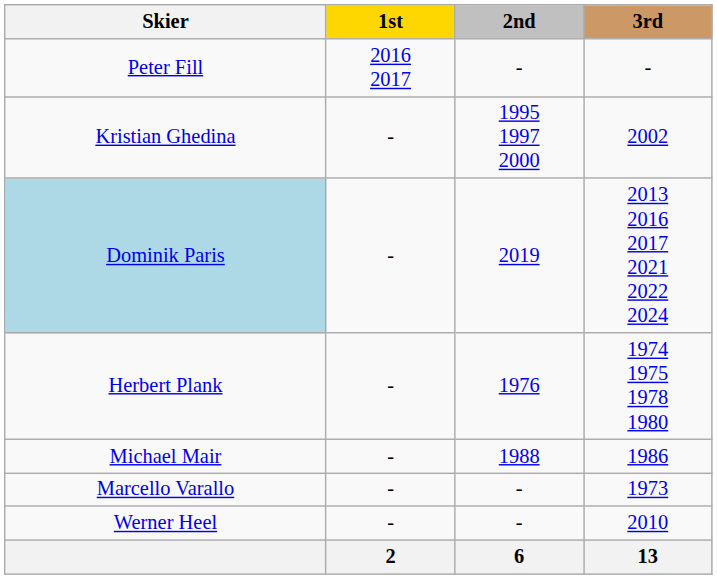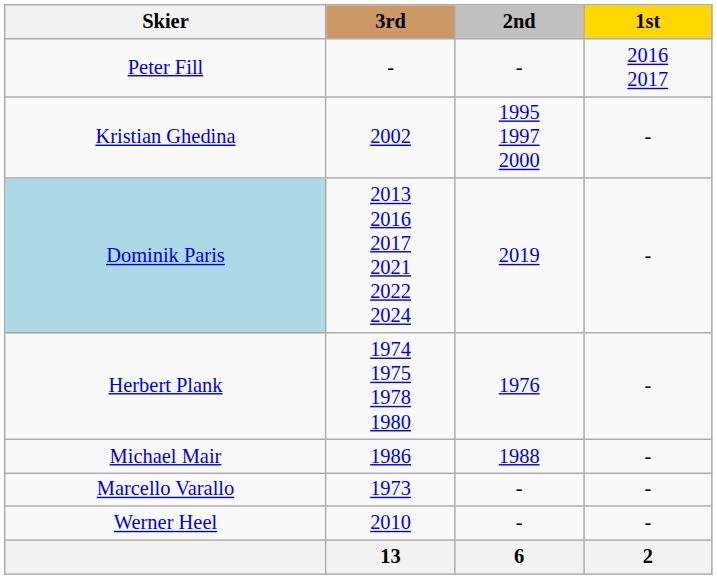columns swapped: (391, 21) <-> (648, 21)
